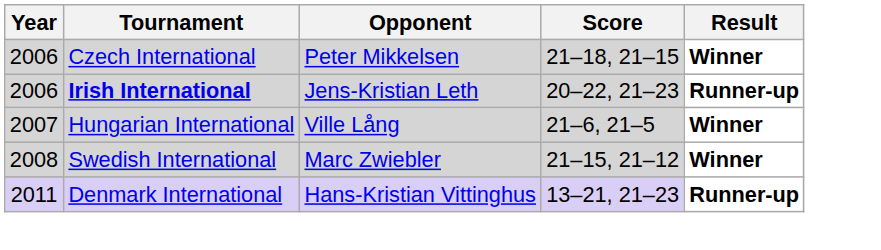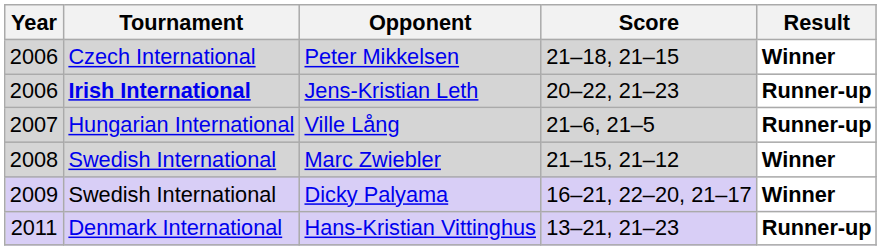(726, 125) Winner -> (817, 125) Runner-up
+ row: (376, 194)
